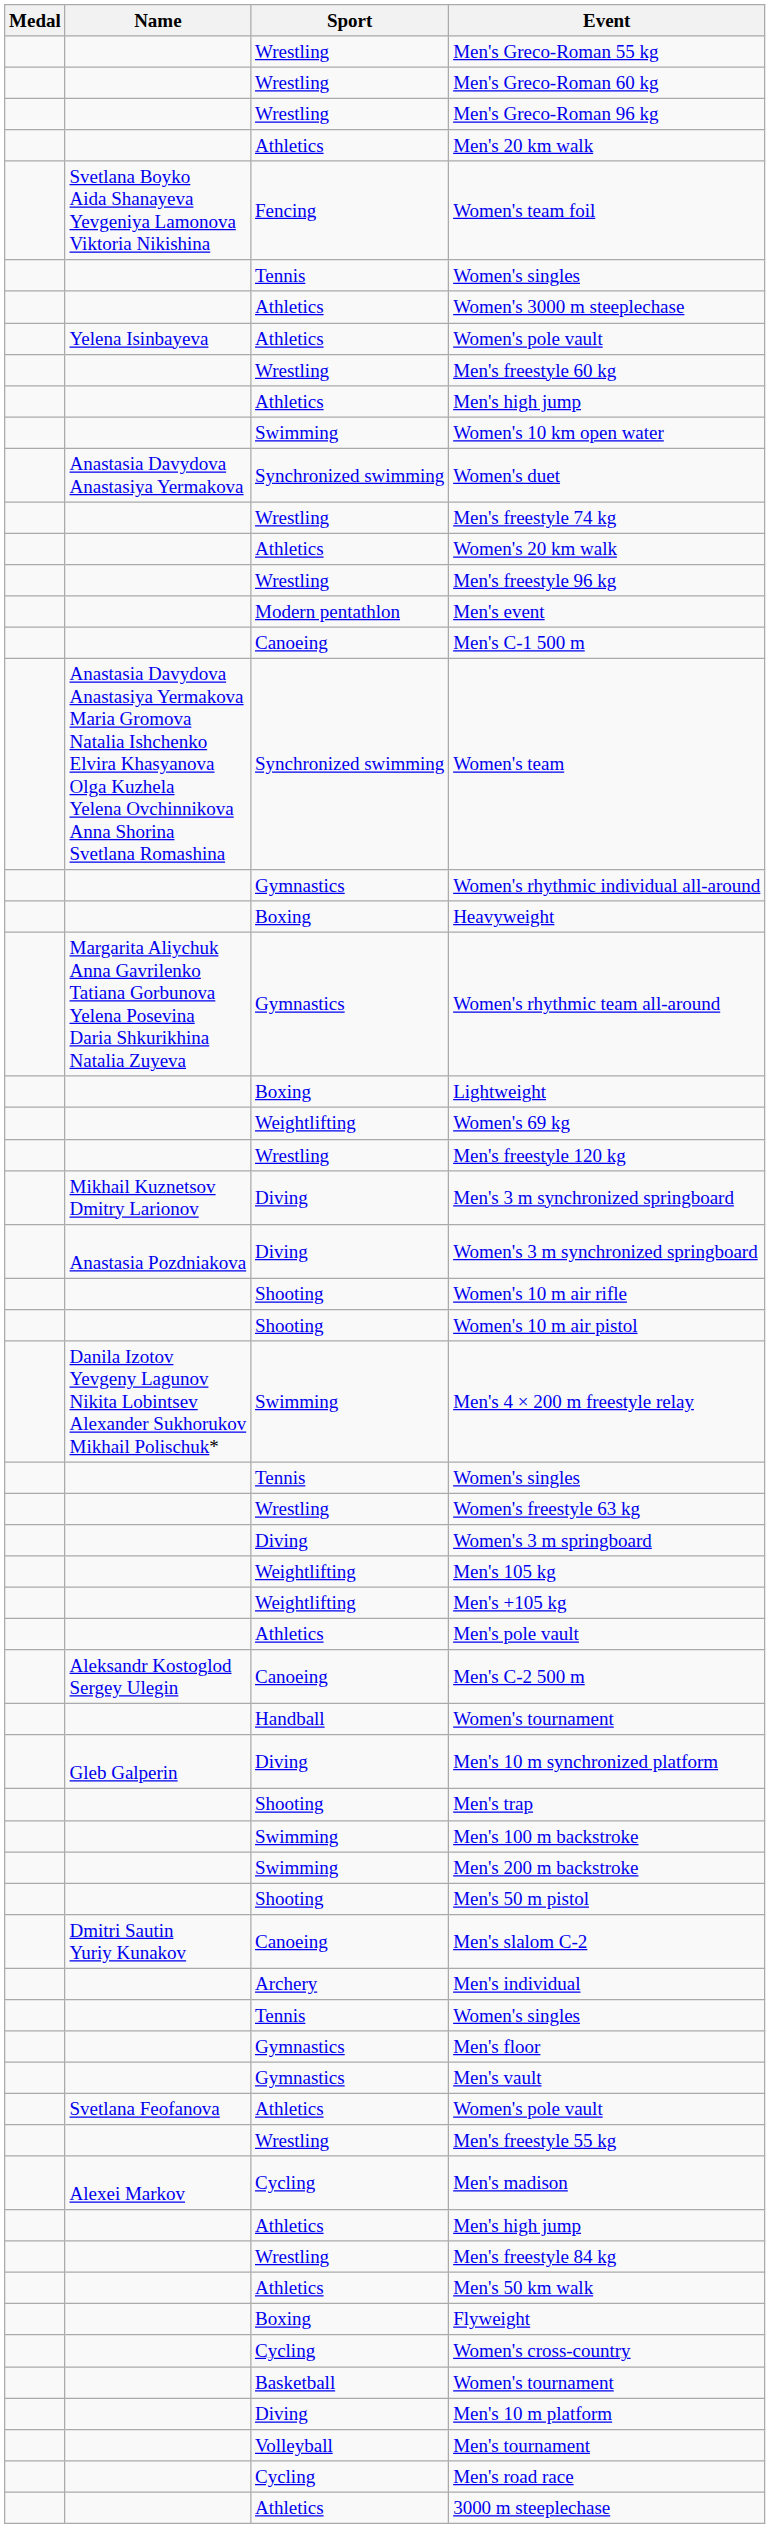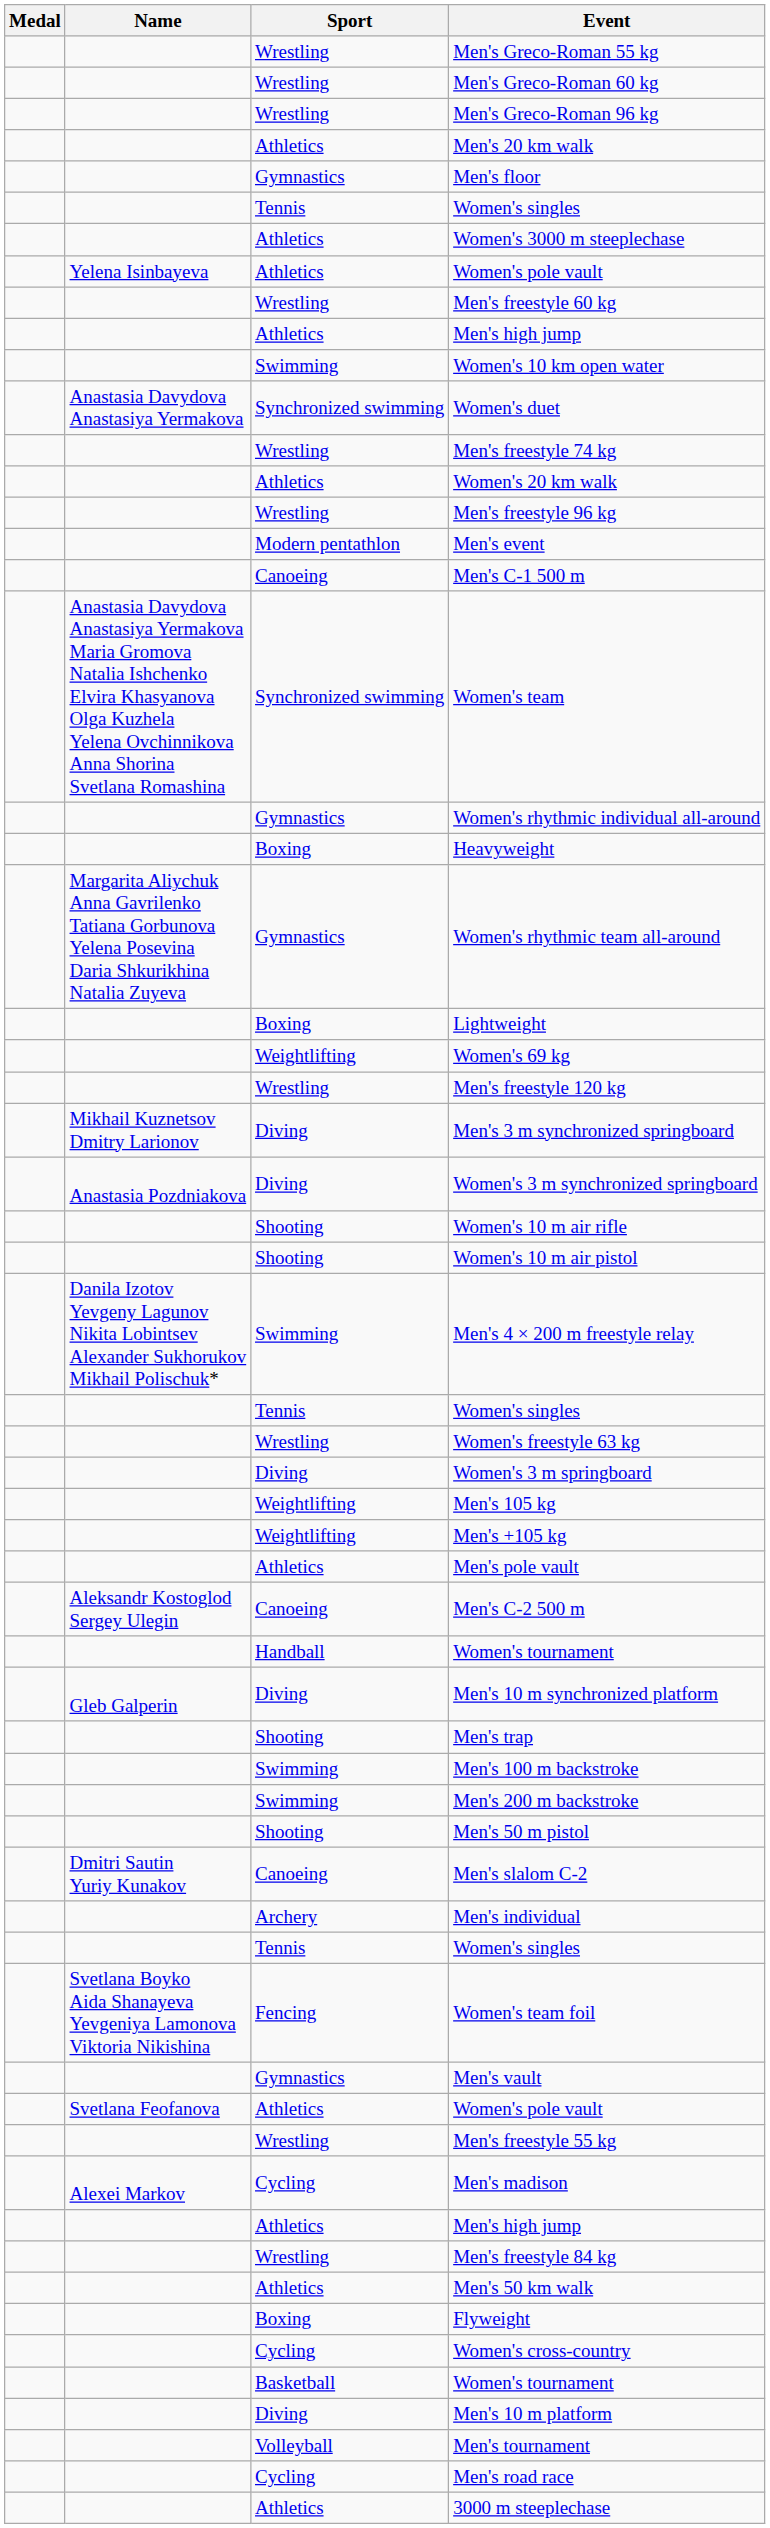rows swapped: (286, 210) <-> (300, 2046)
